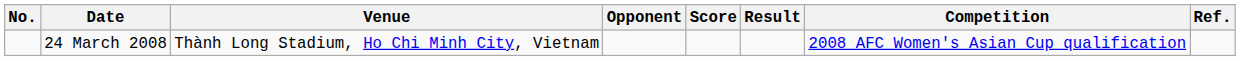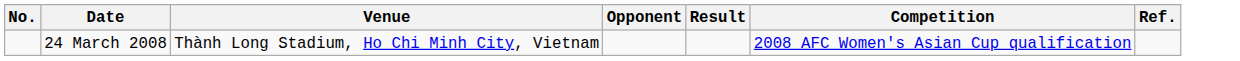- column: (713, 17)
